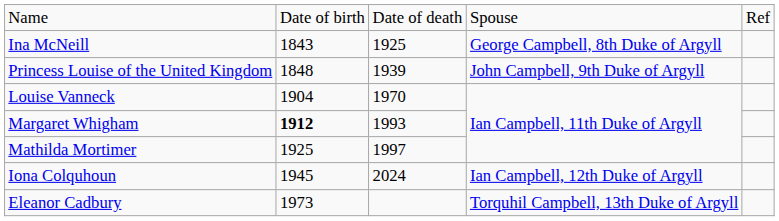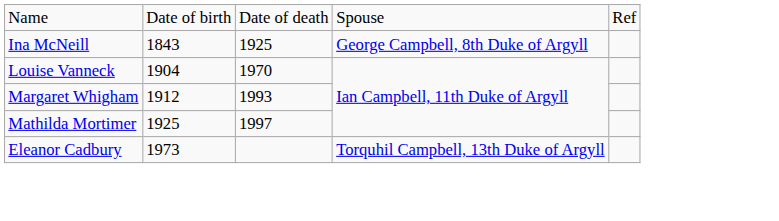- row: (140, 70)
(297, 123) bold -> (163, 96) normal
- row: (62, 176)
